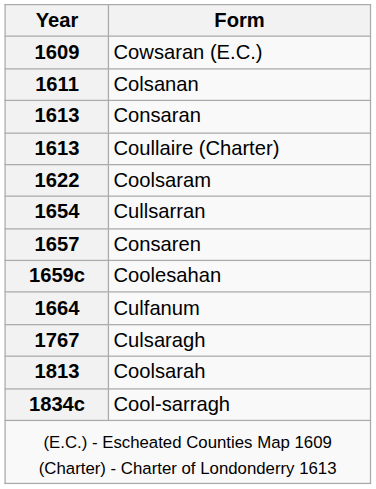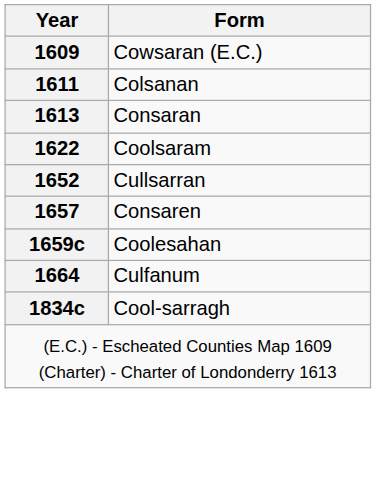- row: (196, 148)
(57, 212) 1654 -> (57, 180) 1652
- row: (159, 340)
- row: (159, 372)
